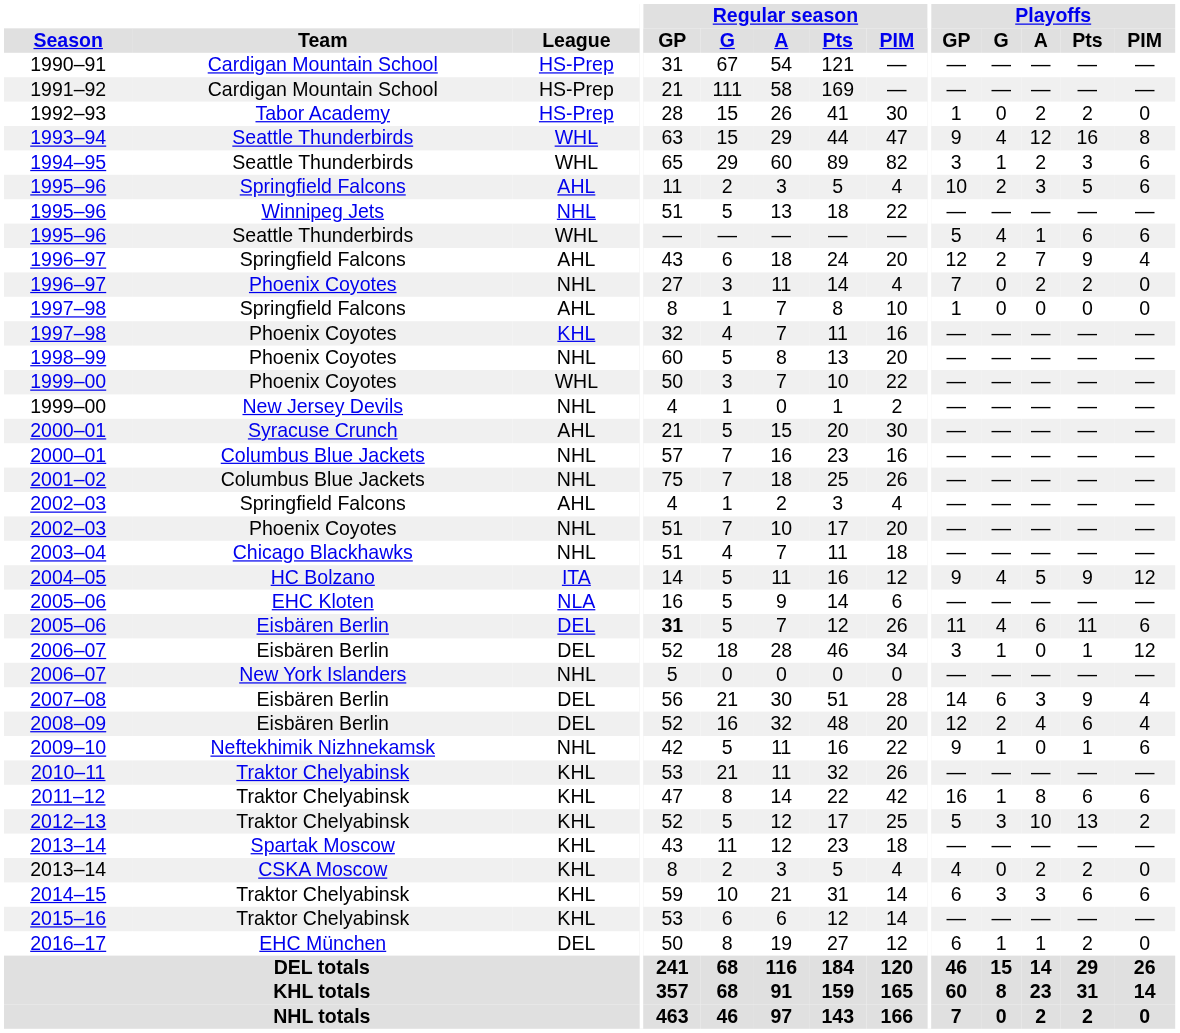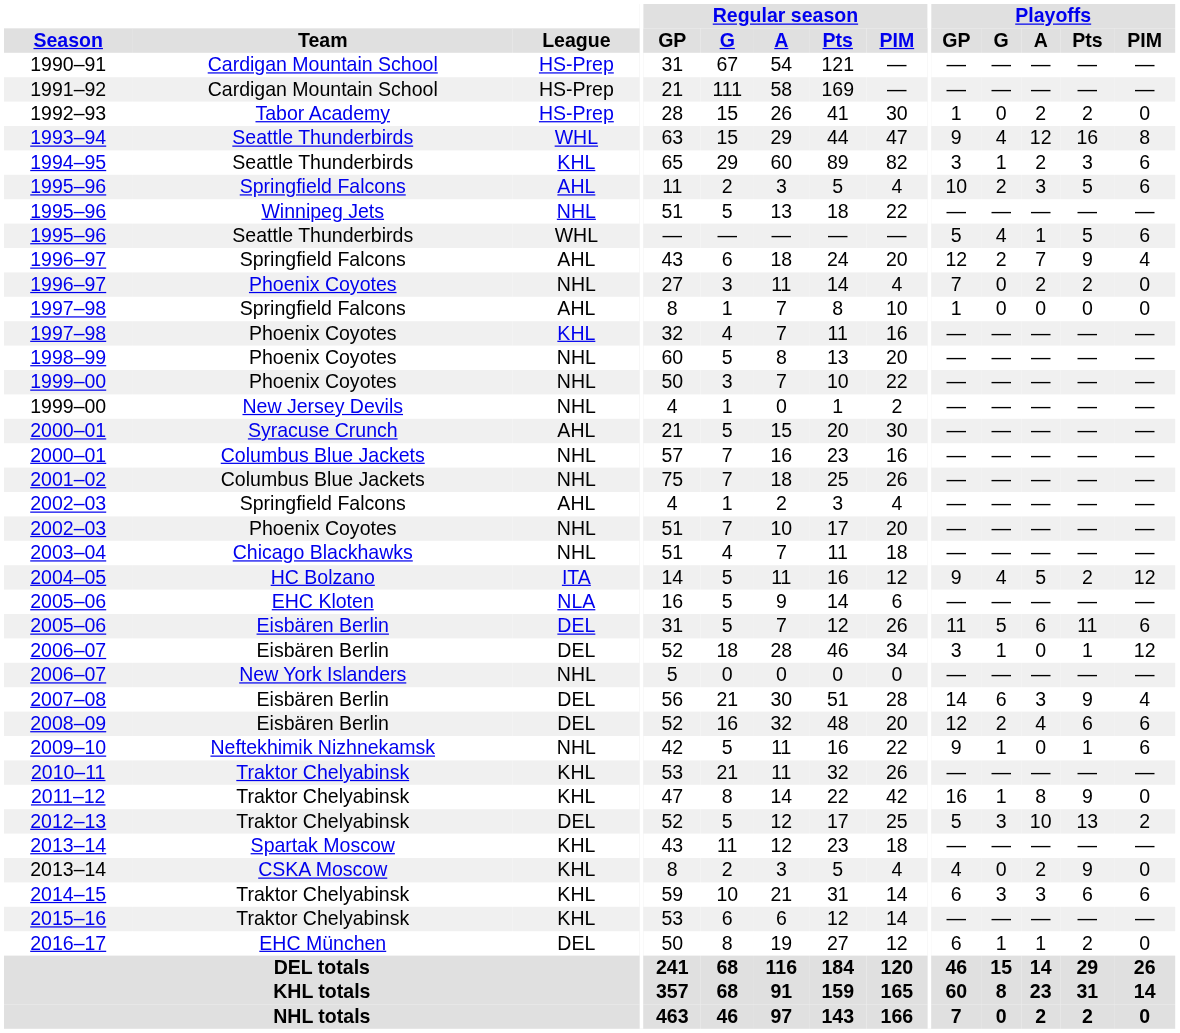(576, 162) WHL -> (576, 162) KHL
(1087, 235) 6 -> (1087, 235) 5
(576, 382) WHL -> (576, 382) NHL
(1087, 577) 9 -> (1087, 577) 2
(672, 626) bold -> (672, 626) normal
(1001, 626) 4 -> (1001, 626) 5
(1145, 723) 4 -> (1145, 723) 6
(1087, 796) 6 -> (1087, 796) 9
(1145, 796) 6 -> (1145, 796) 0
(576, 821) KHL -> (576, 821) DEL
(1087, 870) 2 -> (1087, 870) 9
